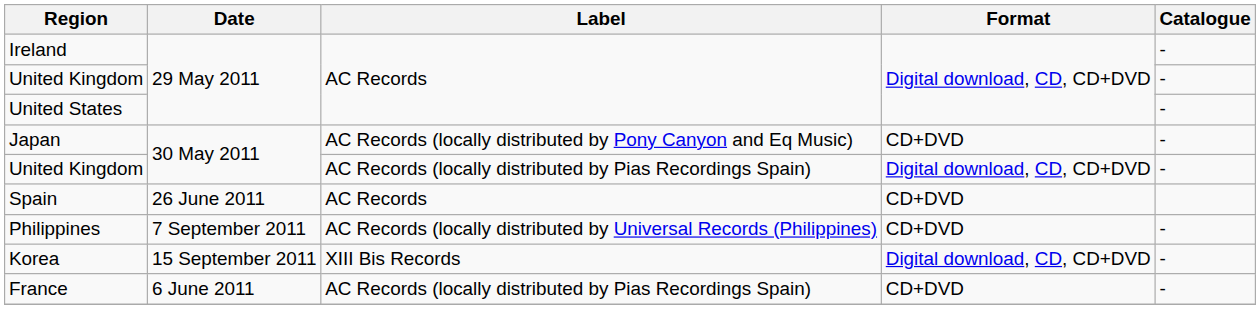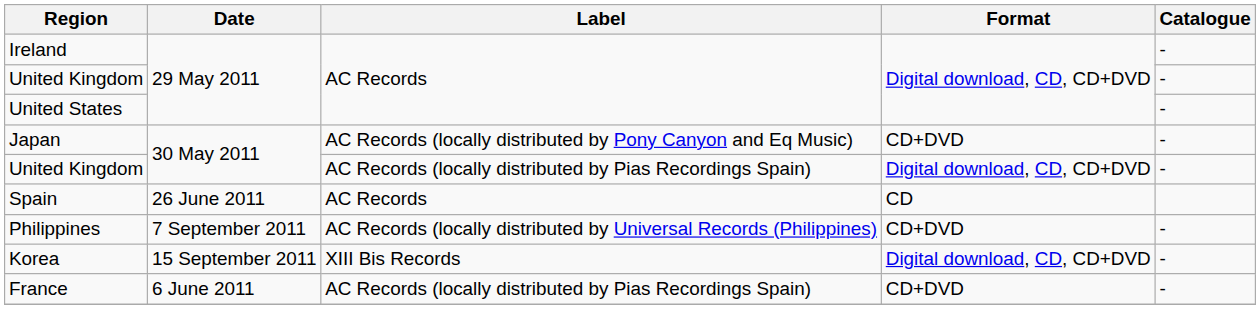(925, 199) CD+DVD -> (899, 199) CD
